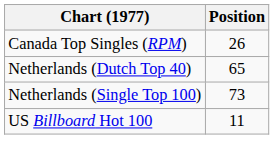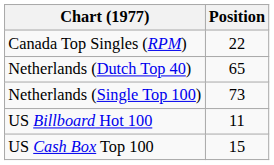(237, 43) 26 -> (237, 43) 22
+ row: (81, 146)
